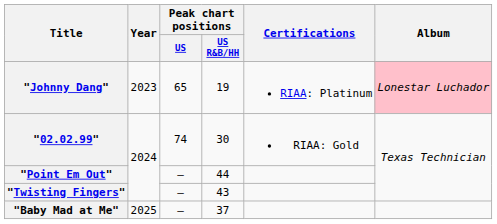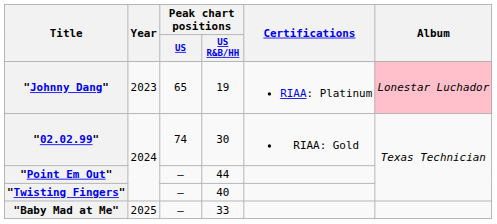(223, 192) 43 -> (223, 192) 40
(223, 210) 37 -> (223, 210) 33
